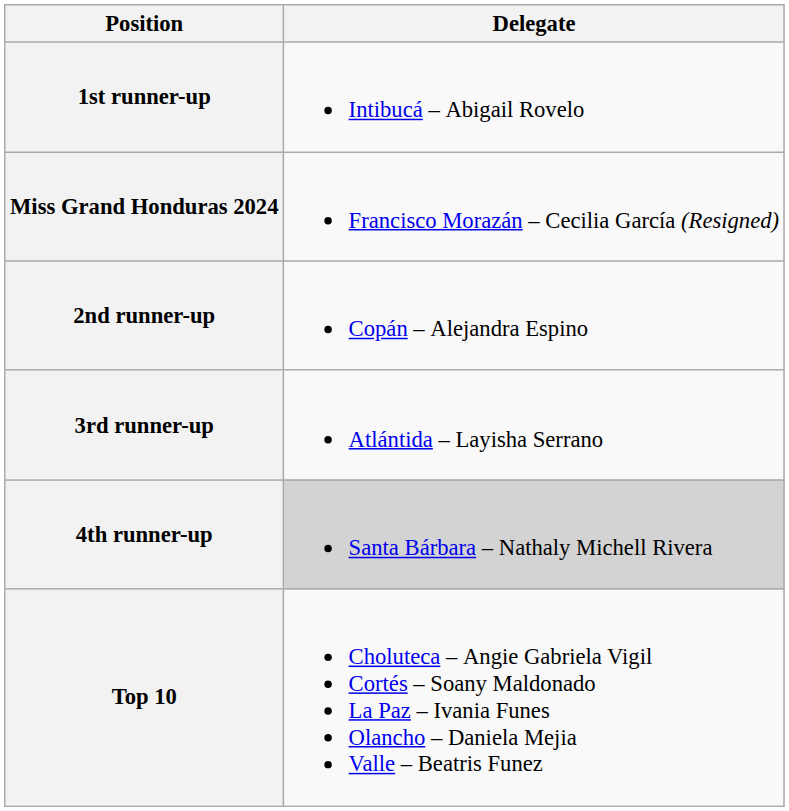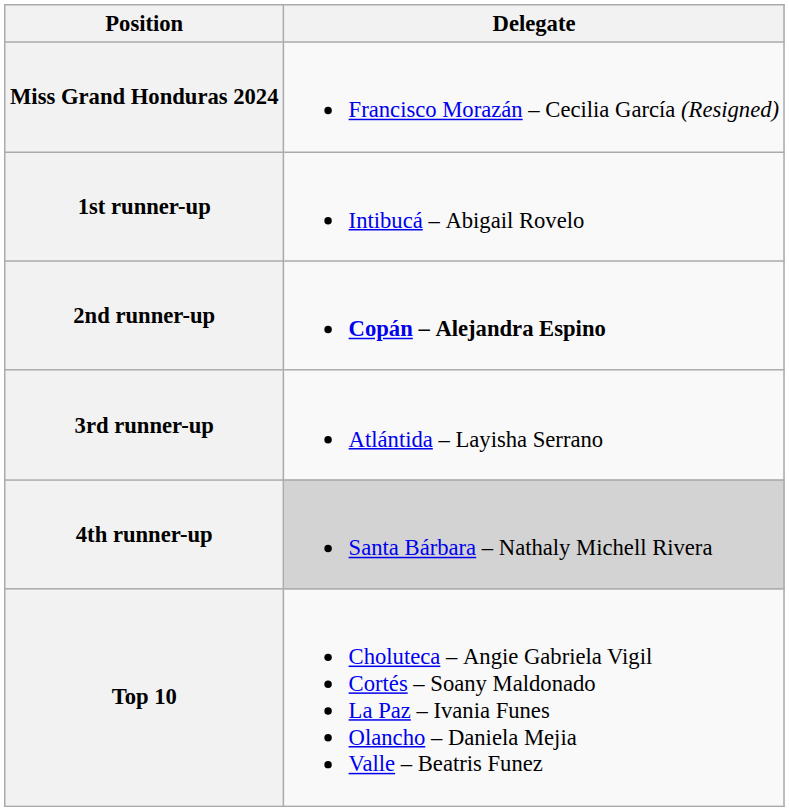rows swapped: (144, 206) <-> (144, 96)
(534, 329) normal -> (534, 329) bold
